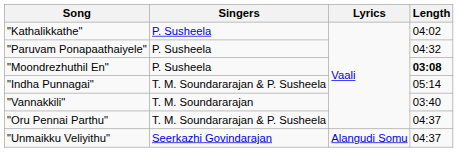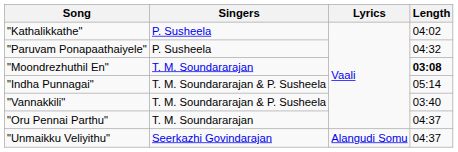(182, 67) P. Susheela -> (203, 67) T. M. Soundararajan
(203, 102) T. M. Soundararajan -> (239, 102) T. M. Soundararajan & P. Susheela
(239, 120) T. M. Soundararajan & P. Susheela -> (203, 120) T. M. Soundararajan
